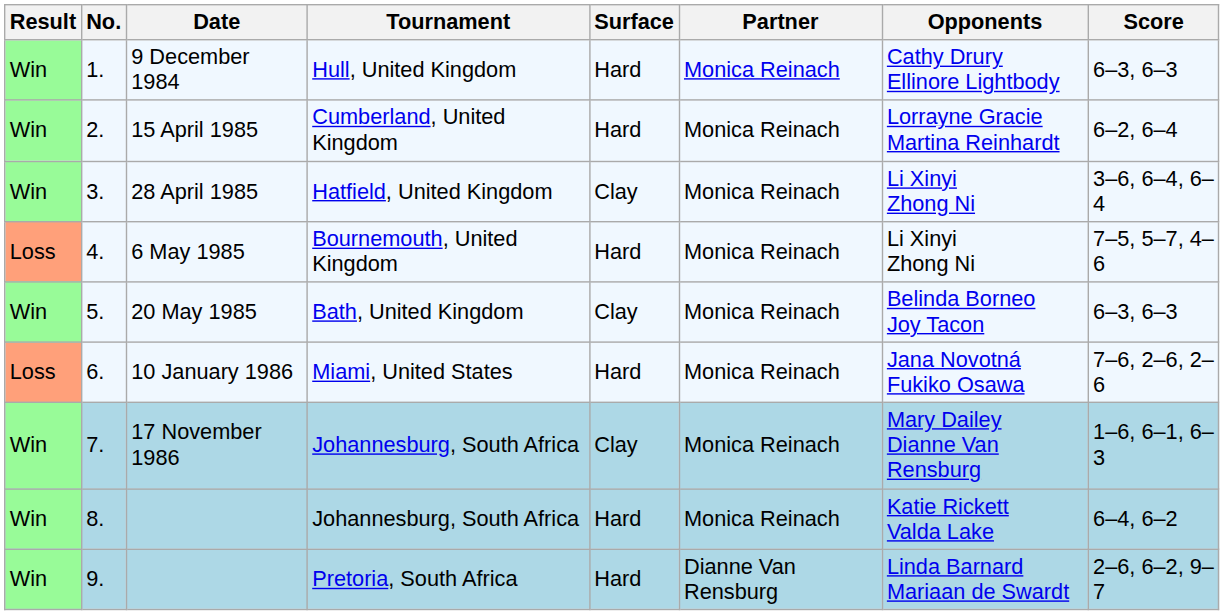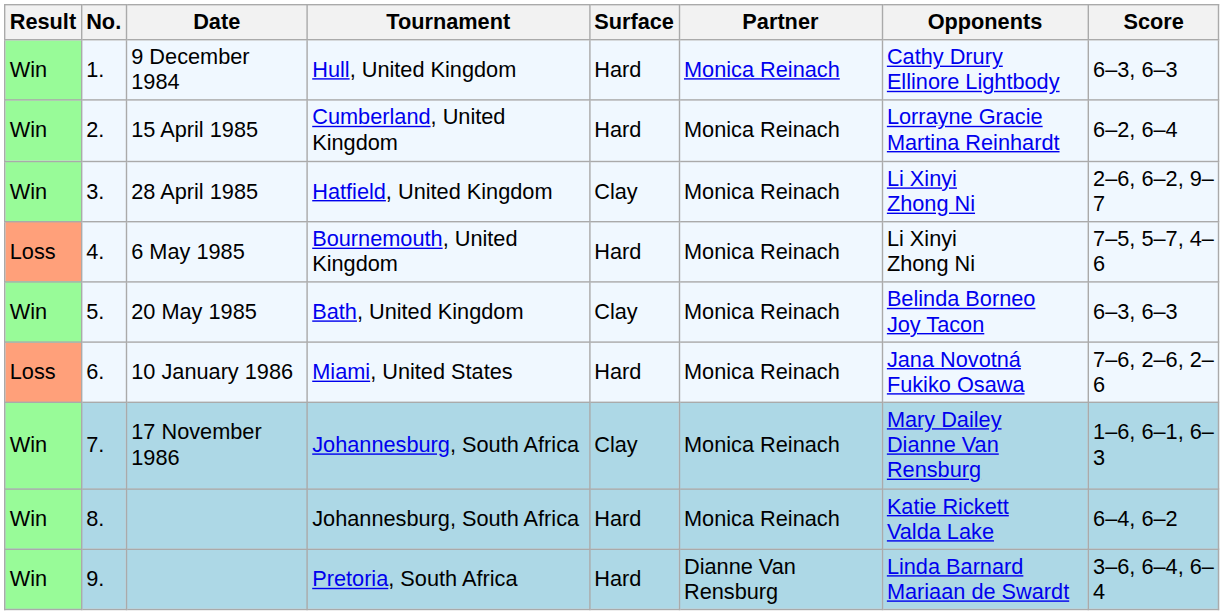(1154, 190) 3–6, 6–4, 6–4 -> (1154, 190) 2–6, 6–2, 9–7
(1154, 578) 2–6, 6–2, 9–7 -> (1154, 578) 3–6, 6–4, 6–4
